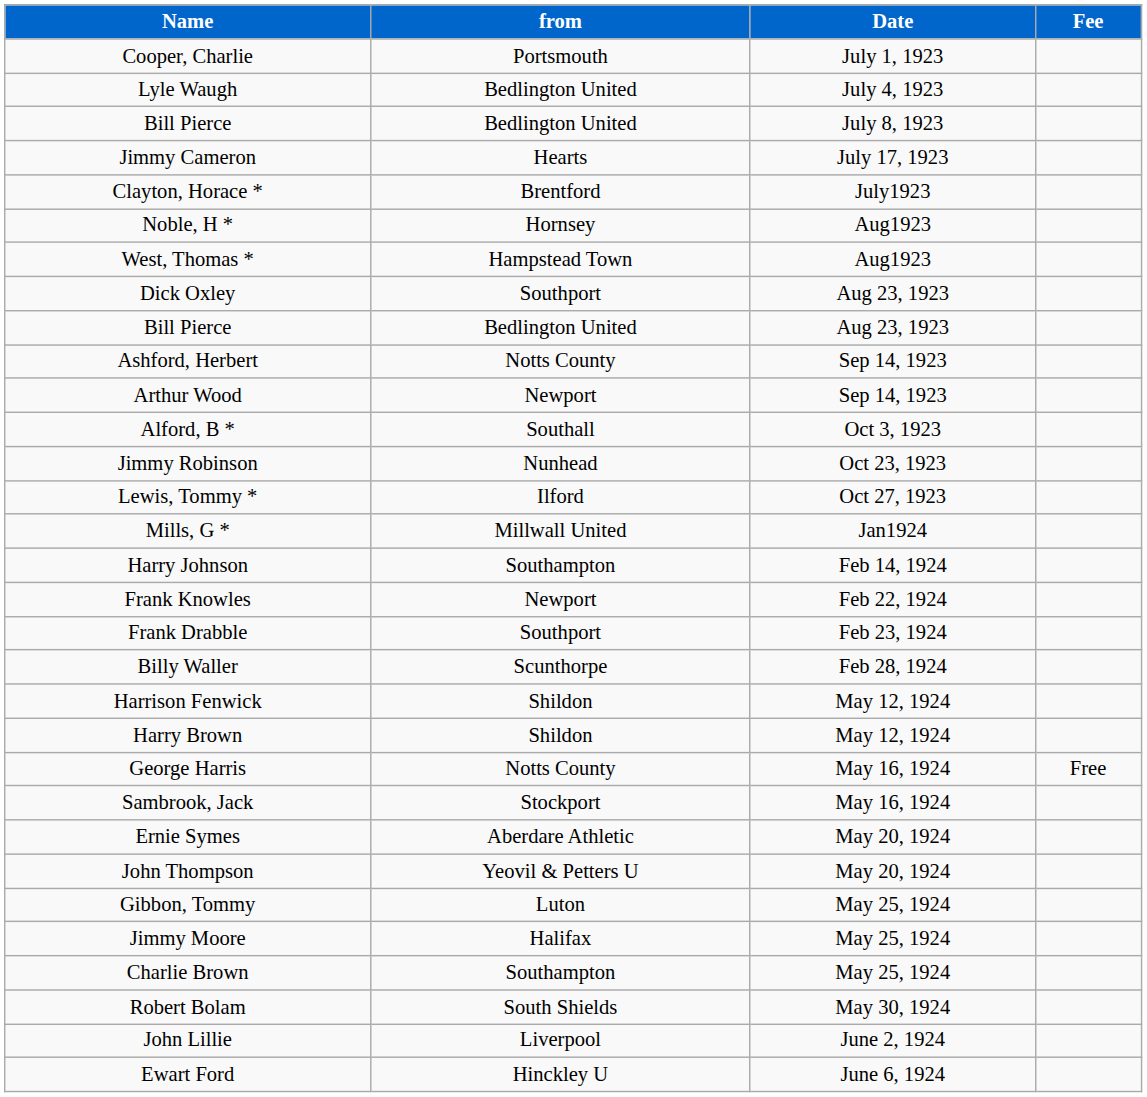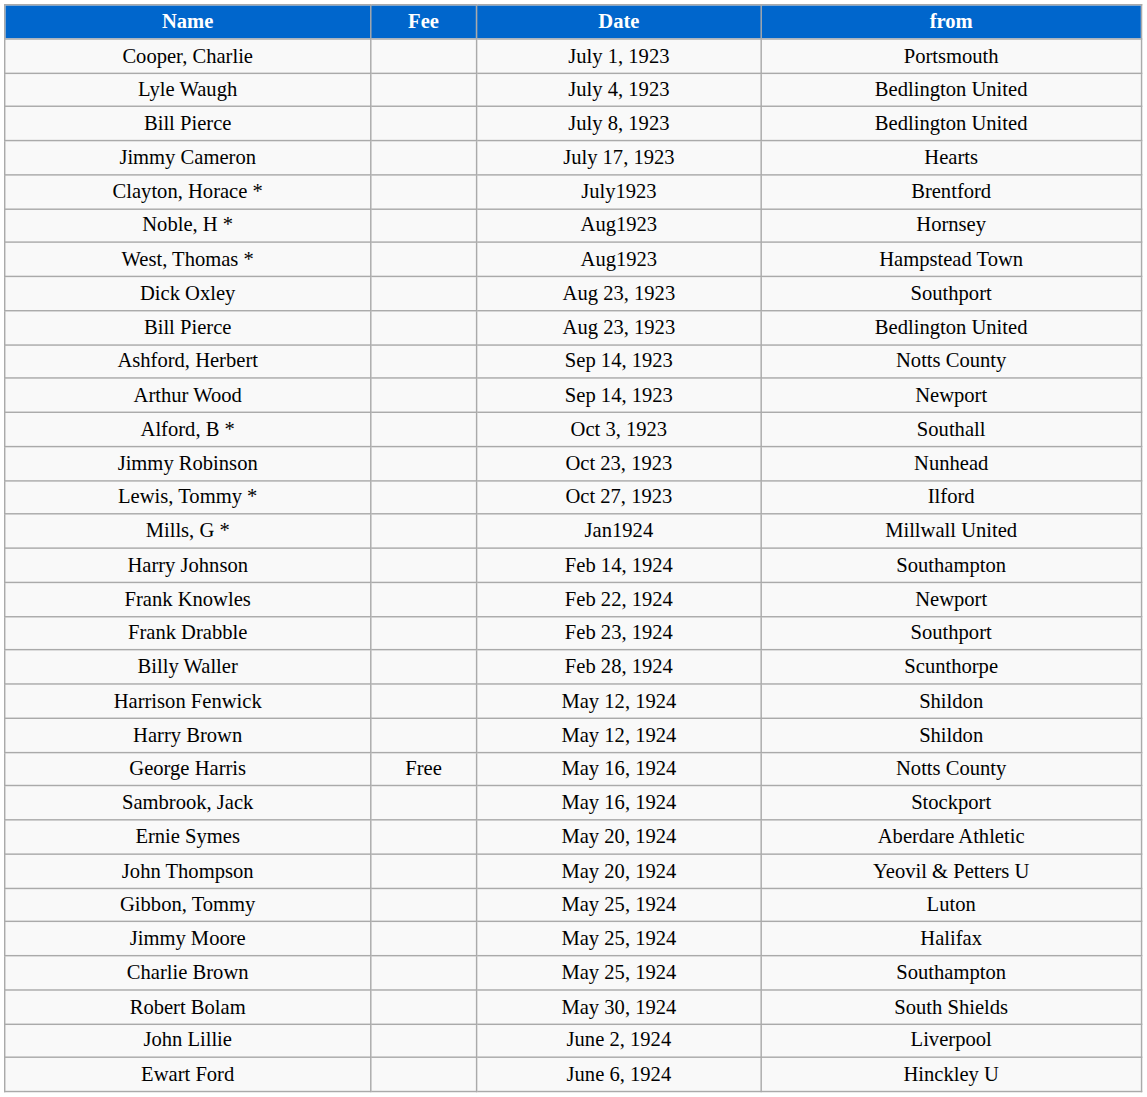columns swapped: (560, 21) <-> (1088, 21)
